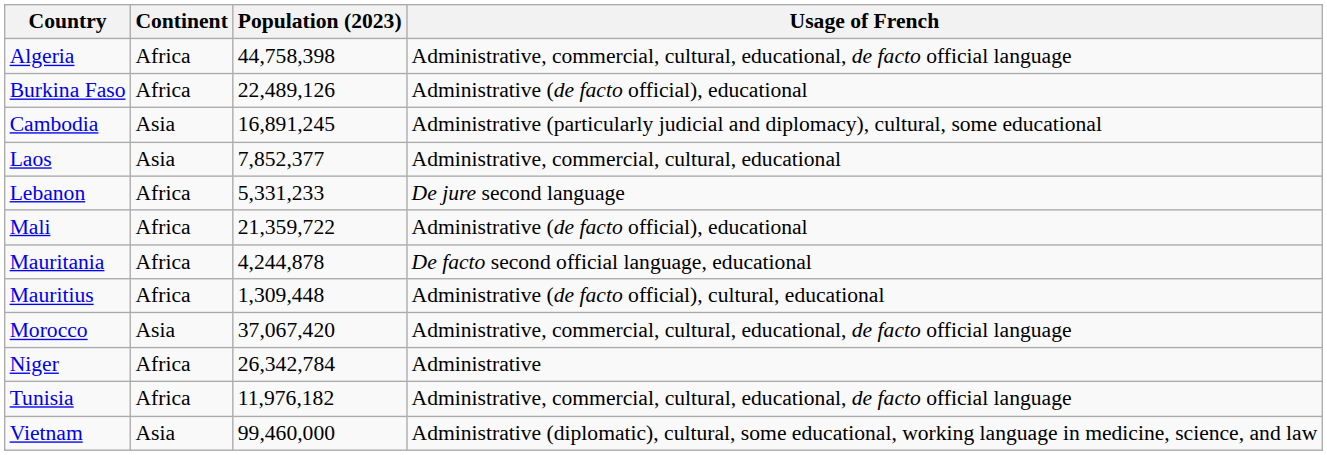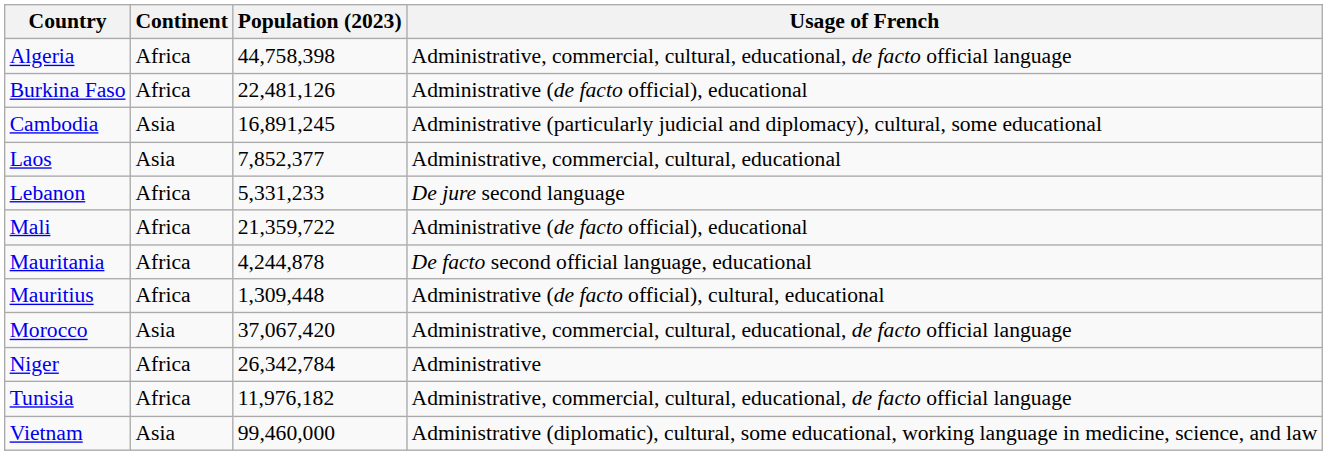(286, 90) 22,489,126 -> (286, 90) 22,481,126
